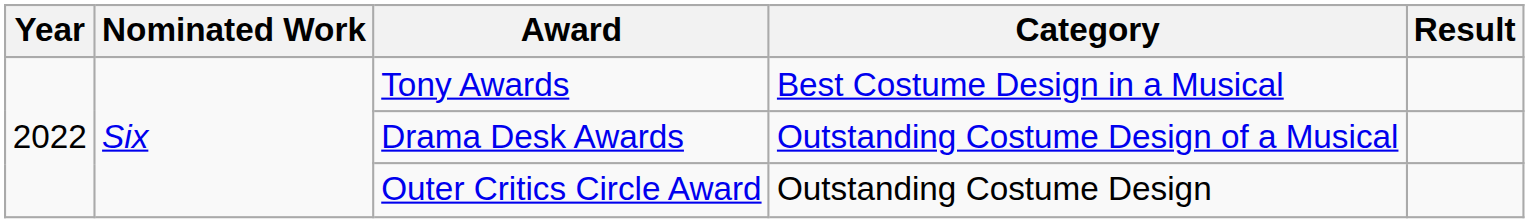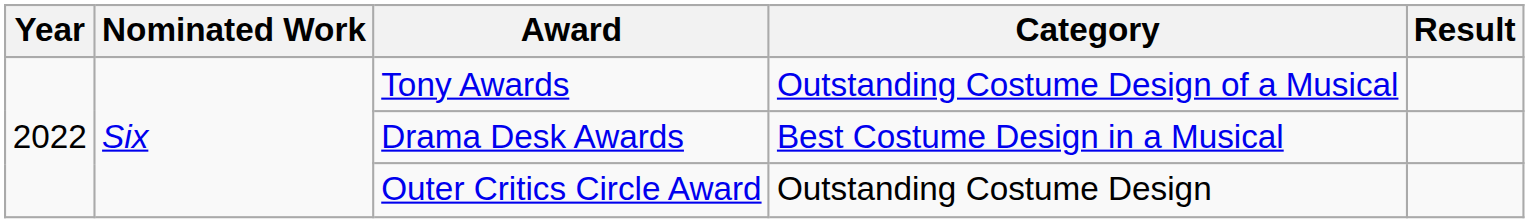(1030, 83) Best Costume Design in a Musical -> (1088, 83) Outstanding Costume Design of a Musical
(1088, 136) Outstanding Costume Design of a Musical -> (1030, 136) Best Costume Design in a Musical
